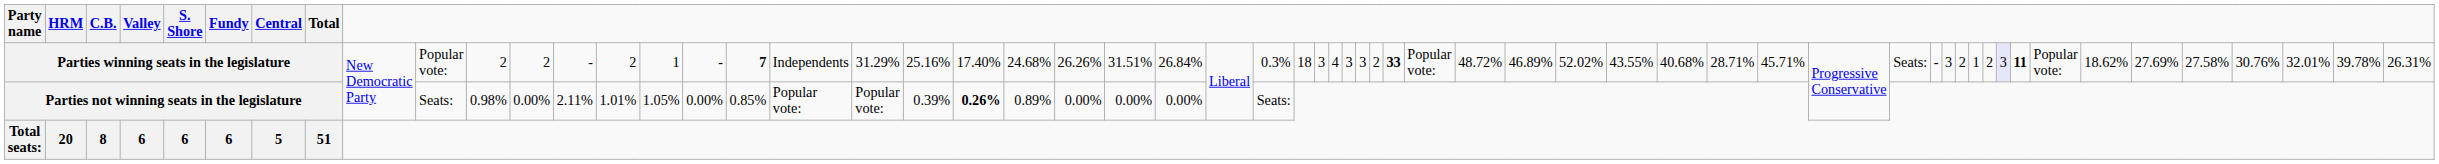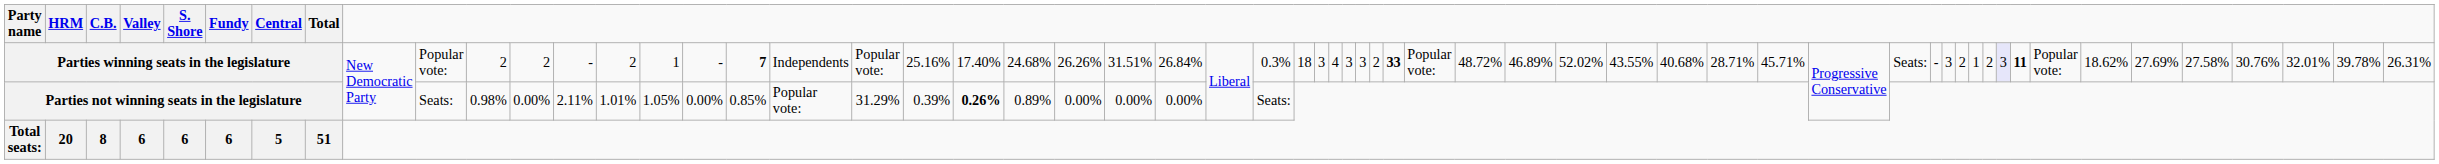(878, 62) 31.29% -> (878, 62) Popular vote:
(878, 101) Popular vote: -> (878, 101) 31.29%
